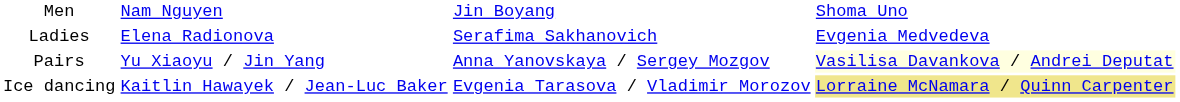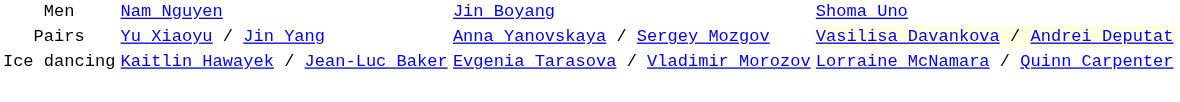- row: (59, 37)
(995, 86) khaki background -> (995, 62) no background
